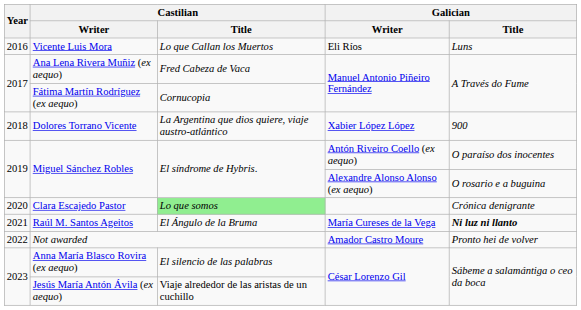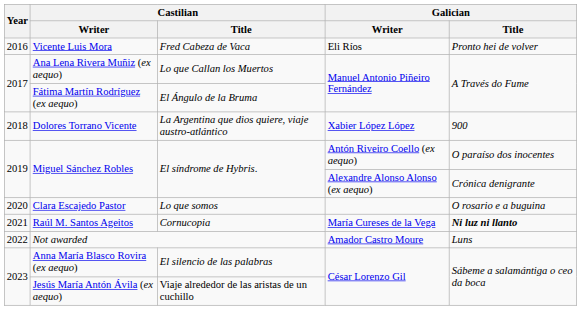(216, 46) Lo que Callan los Muertos -> (205, 46) Fred Cabeza de Vaca
(462, 46) Luns -> (495, 46) Pronto hei de volver
(205, 69) Fred Cabeza de Vaca -> (216, 69) Lo que Callan los Muertos
(185, 97) Cornucopia -> (208, 97) El Ángulo de la Bruma
(498, 183) O rosario e a buguina -> (493, 183) Crónica denigrante
(189, 206) lightgreen background -> (189, 206) no background
(493, 206) Crónica denigrante -> (498, 206) O rosario e a buguina
(208, 223) El Ángulo de la Bruma -> (185, 223) Cornucopia
(495, 239) Pronto hei de volver -> (462, 239) Luns
